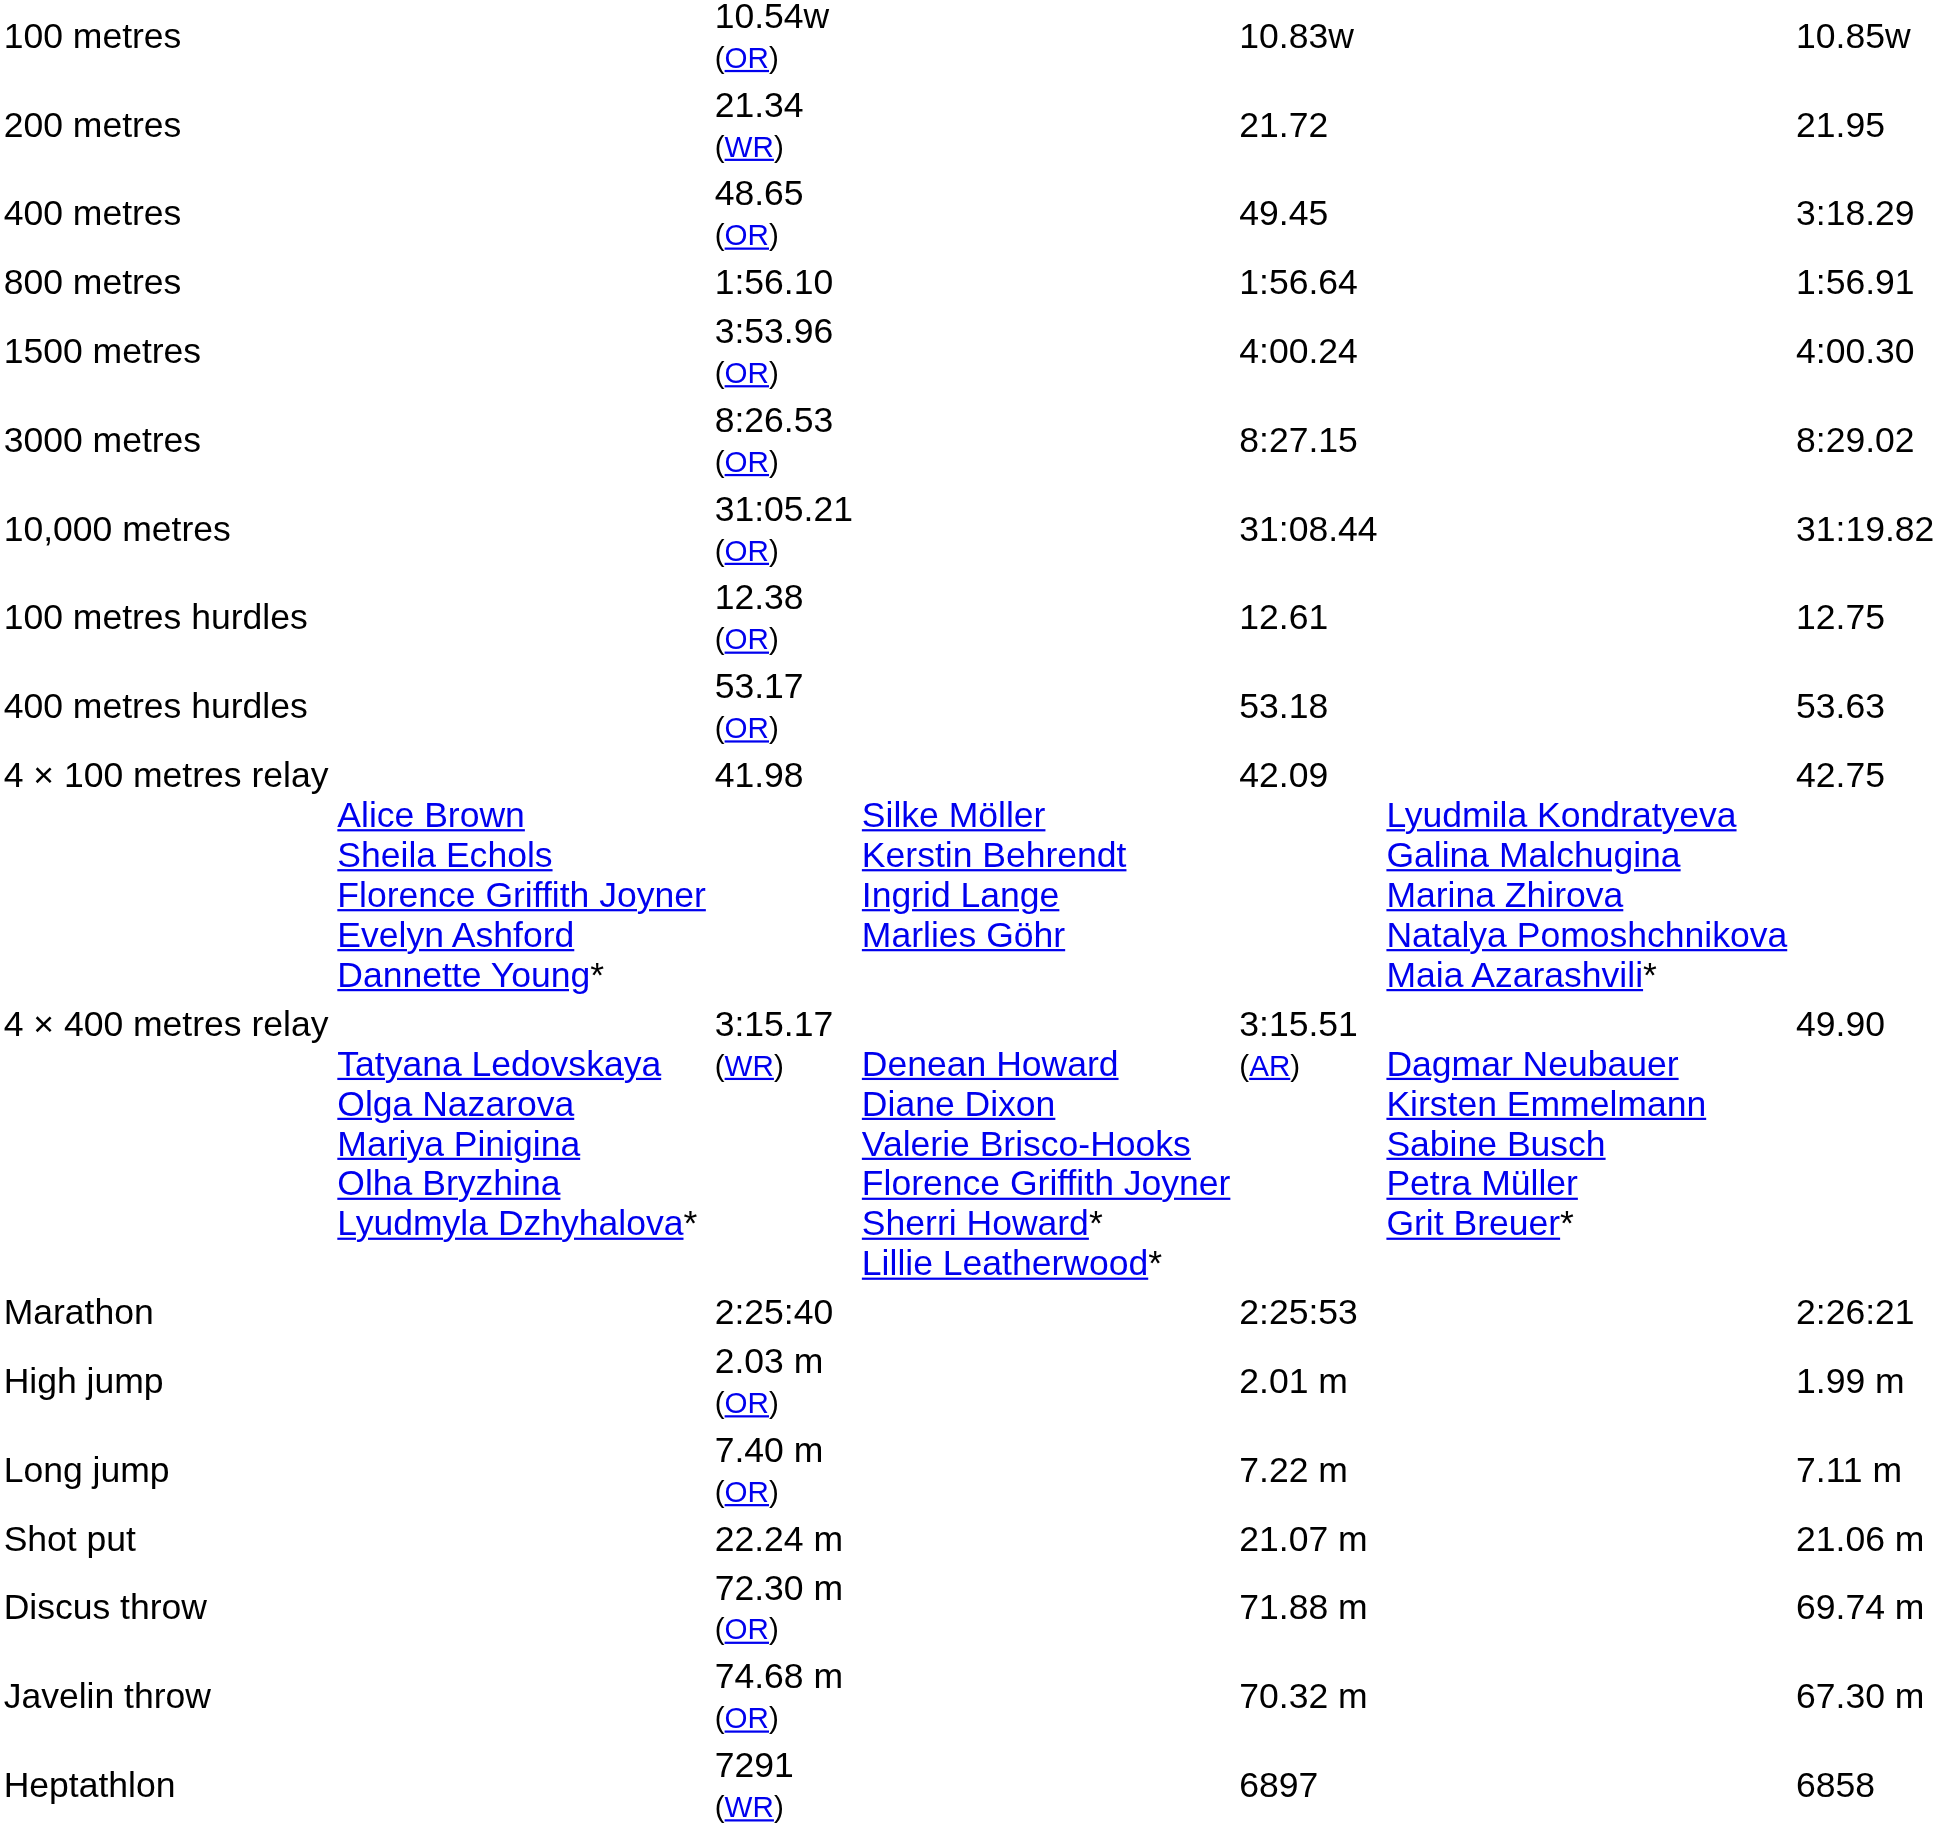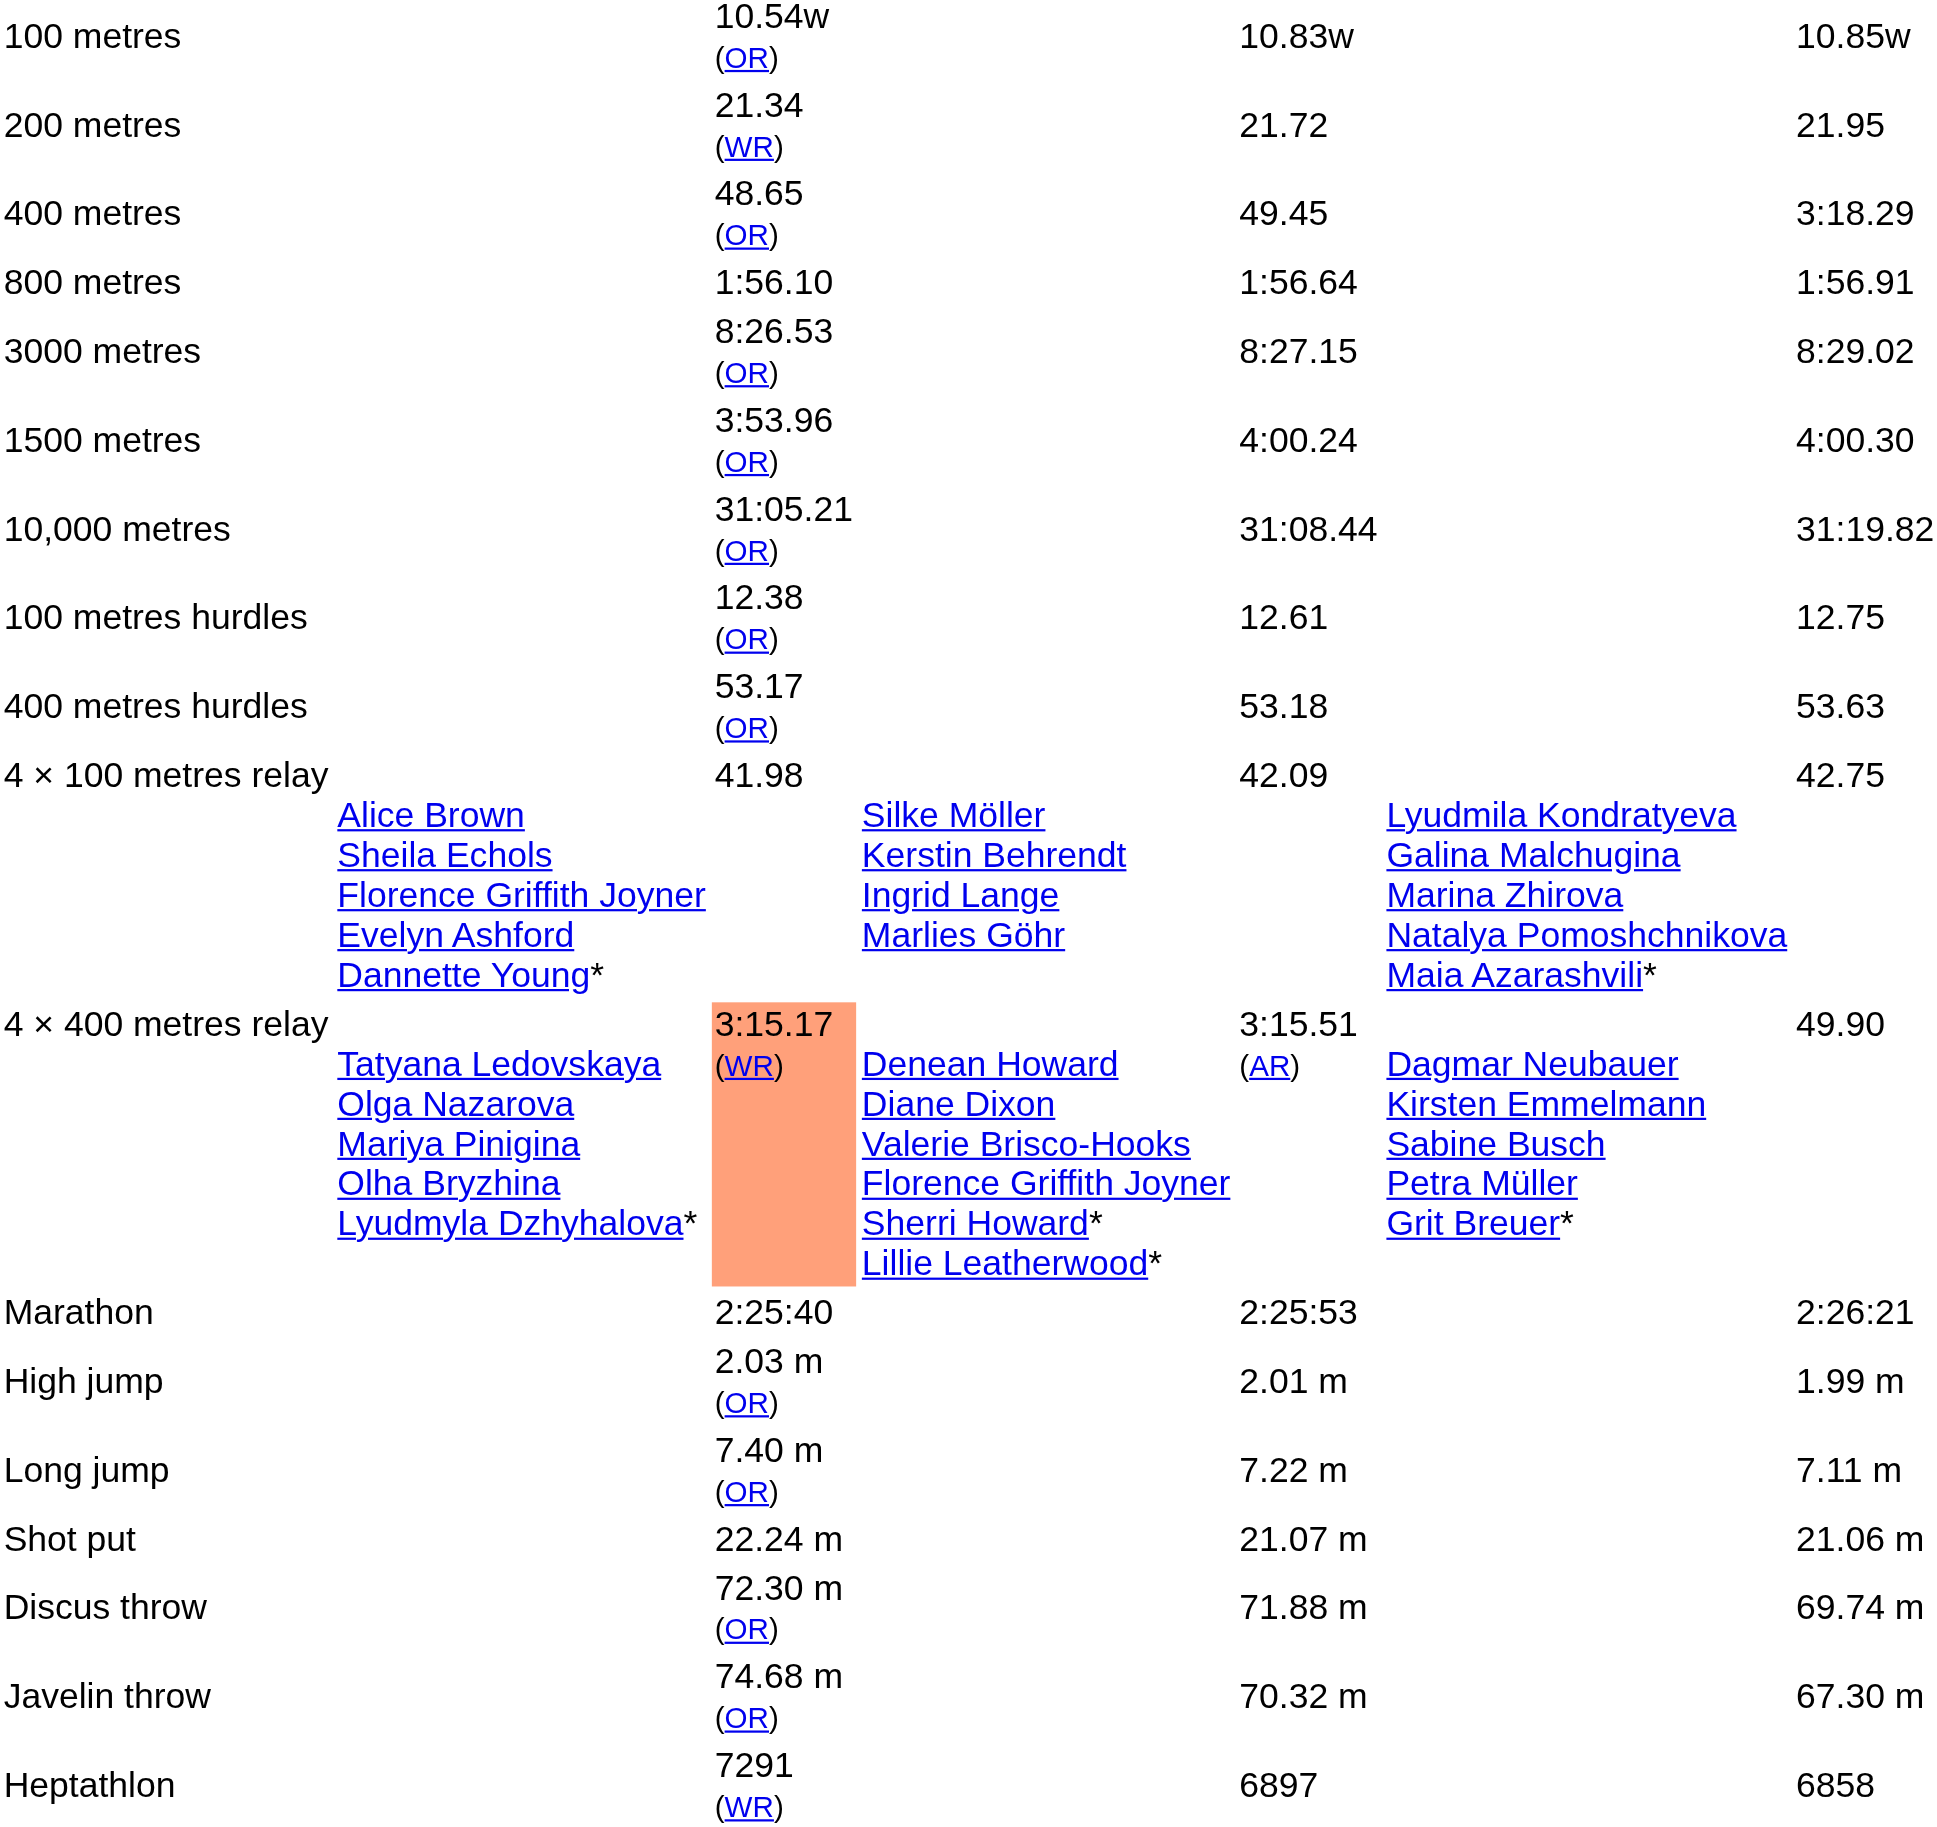rows swapped: (102, 351) <-> (102, 440)
(774, 1043) no background -> (774, 1043) lightsalmon background
